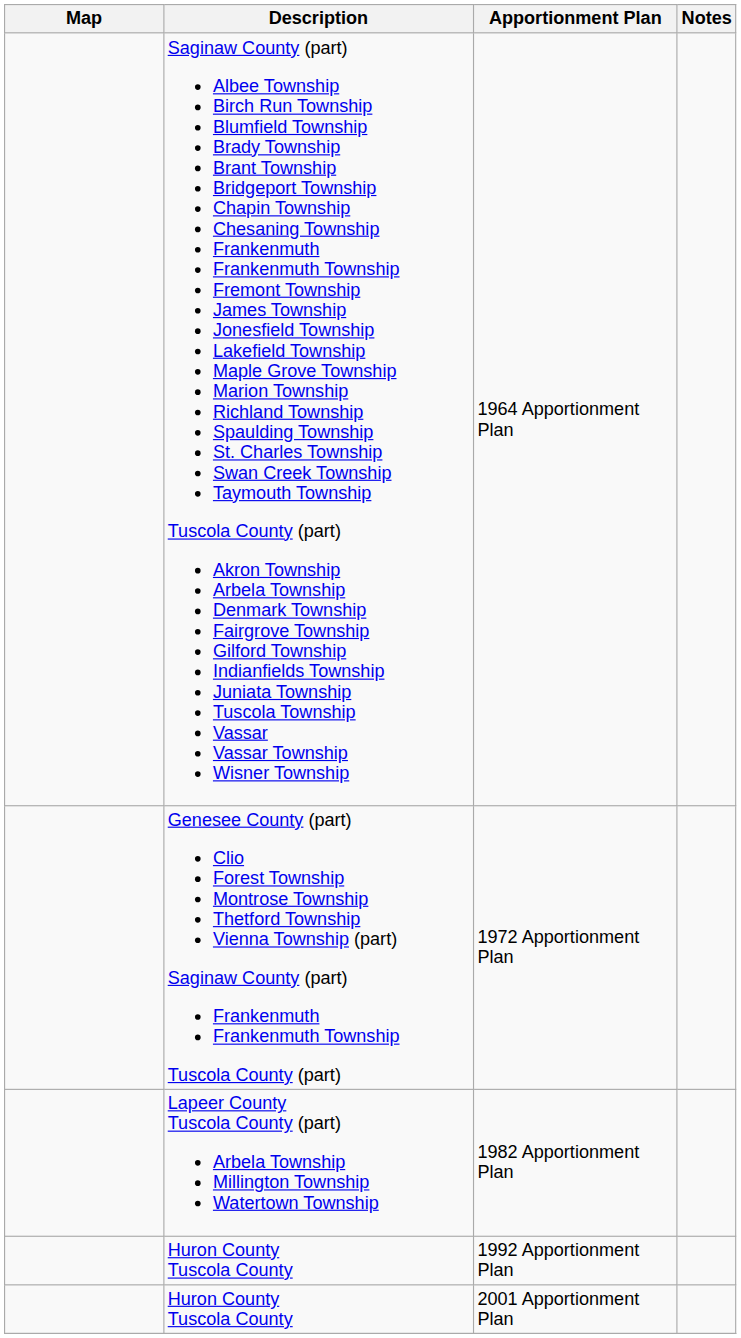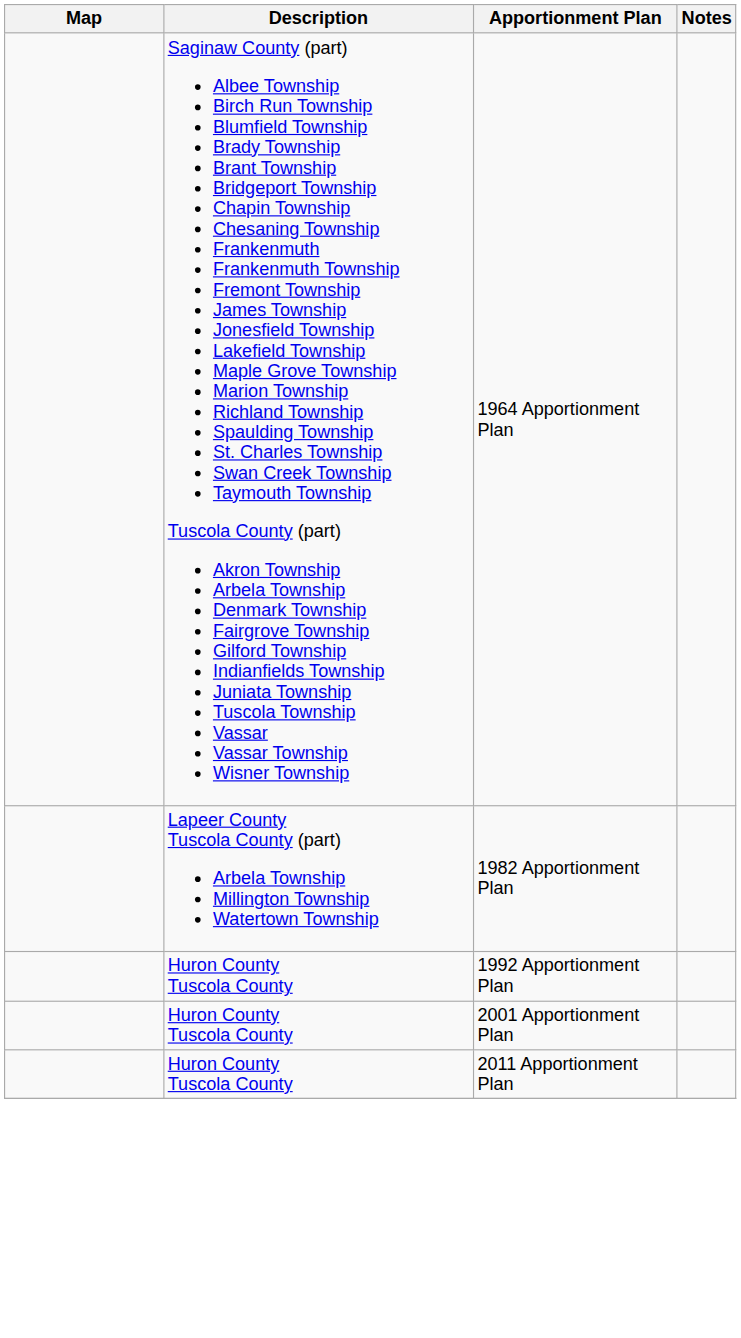- row: (558, 947)
+ row: (558, 1074)
